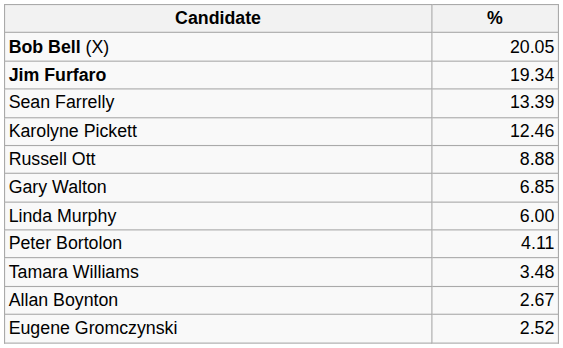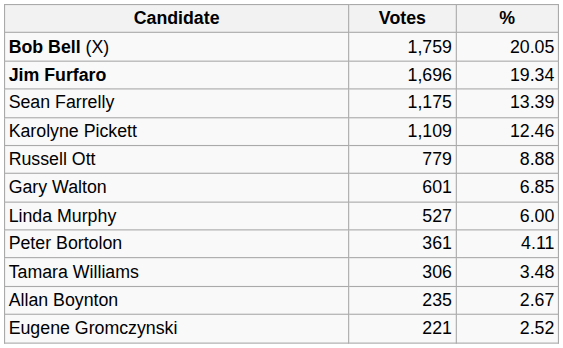+ column: (402, 18)
